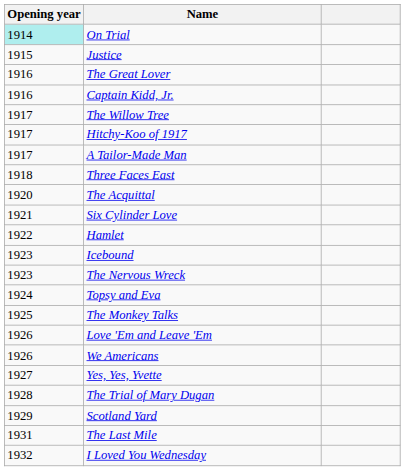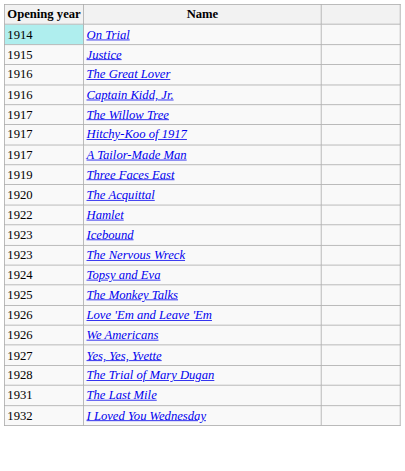(20, 174) 1918 -> (20, 174) 1919
- row: (132, 214)
- row: (122, 415)
